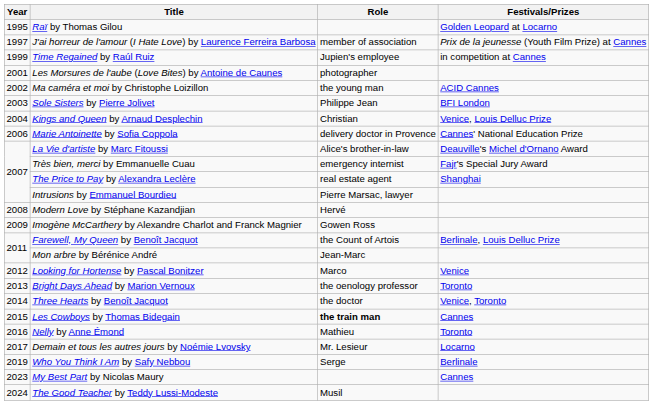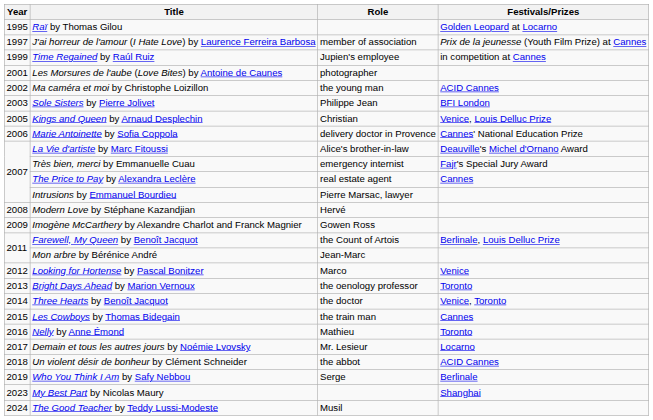(17, 118) 2004 -> (17, 118) 2005
(461, 179) Shanghai -> (457, 179) Cannes
(350, 316) bold -> (348, 316) normal
+ row: (140, 362)
(457, 377) Cannes -> (461, 392) Shanghai
